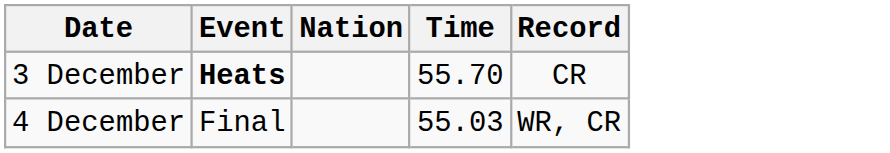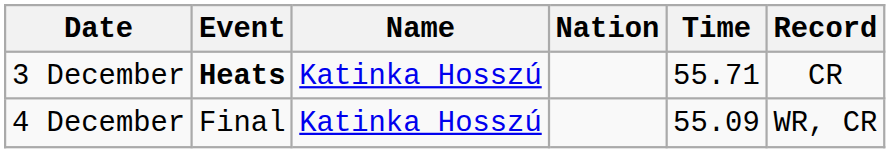+ column: (420, 29)
(460, 76) 55.70 -> (716, 76) 55.71
(460, 123) 55.03 -> (716, 123) 55.09
